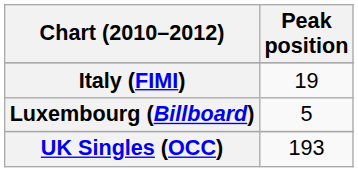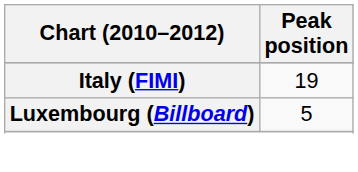- row: (132, 148)
